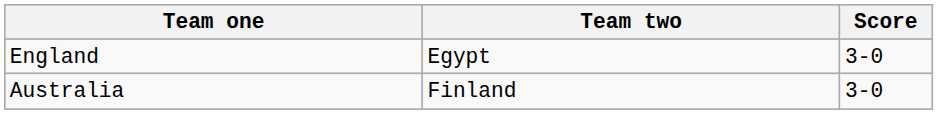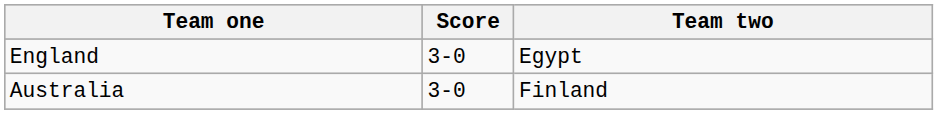columns swapped: (631, 22) <-> (886, 22)
